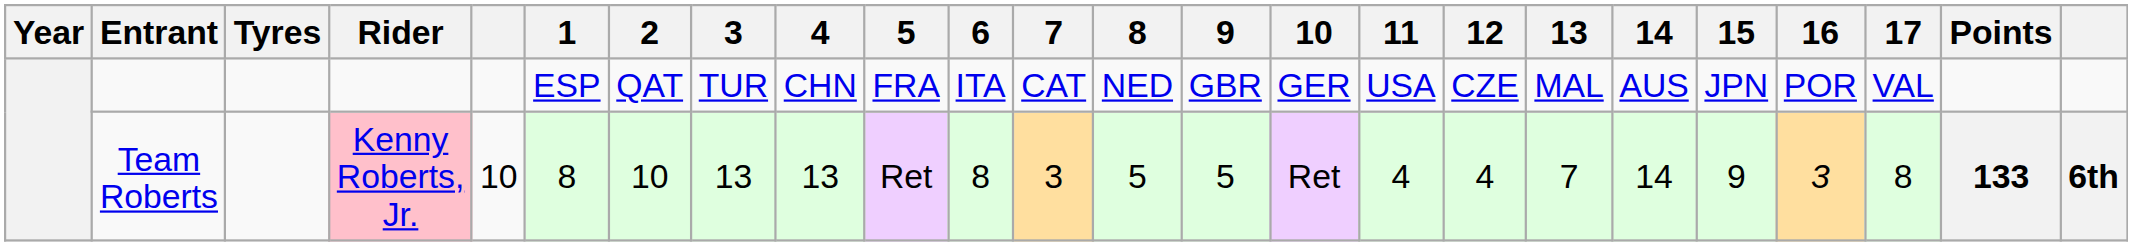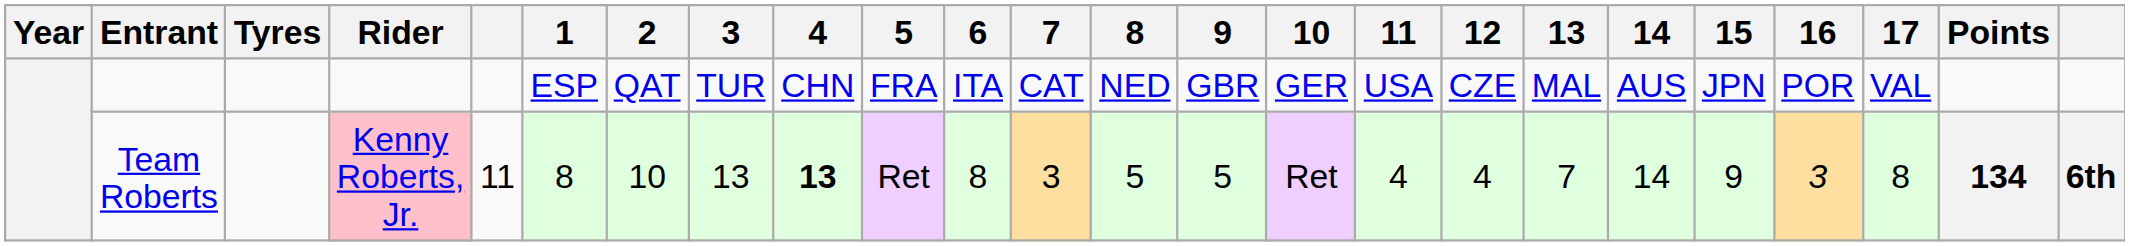(499, 177) 10 -> (497, 177) 11
(820, 177) normal -> (818, 177) bold
(2001, 177) 133 -> (1998, 177) 134
